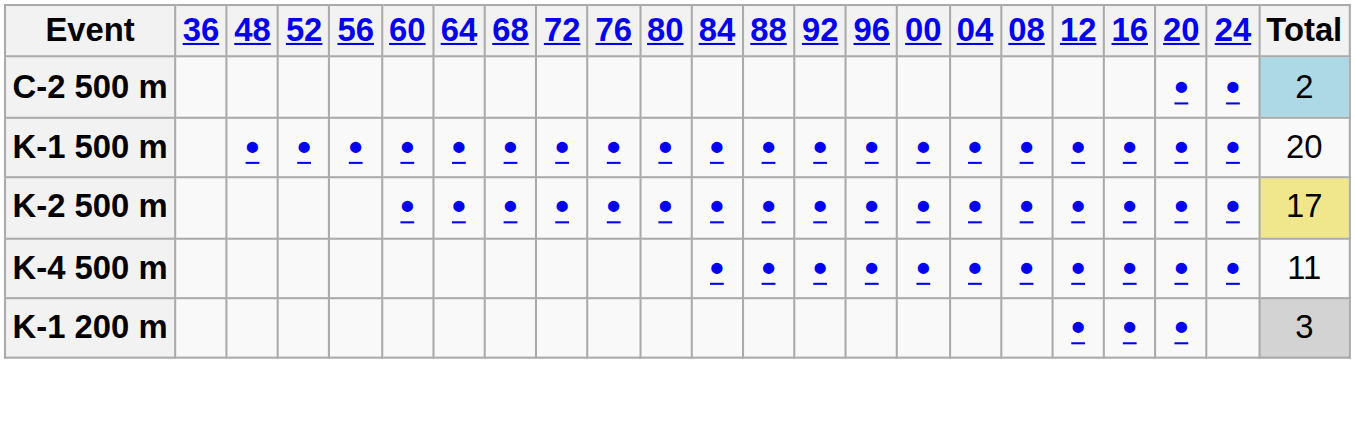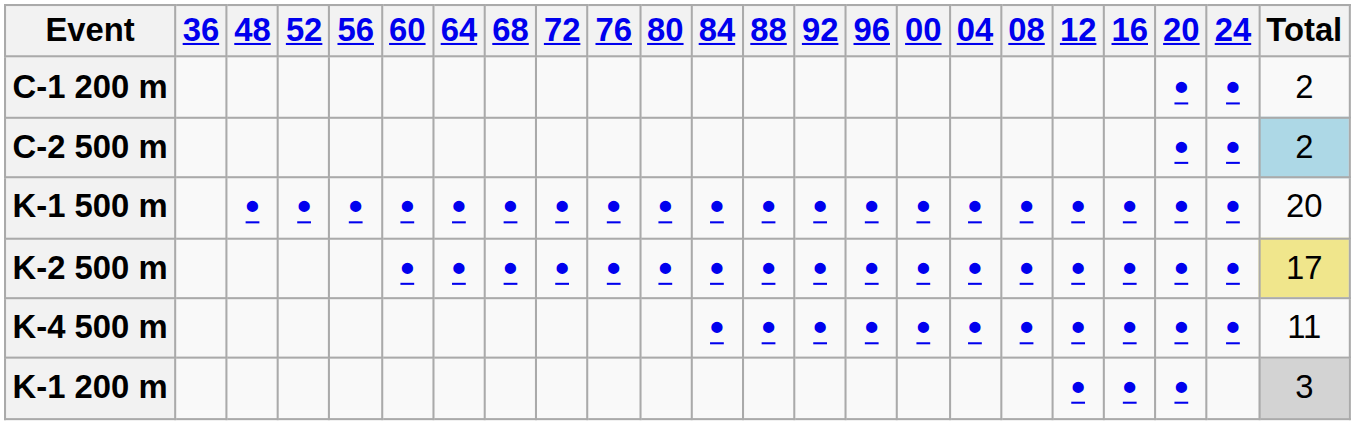+ row: (90, 86)
